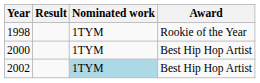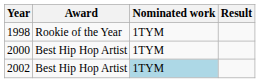columns swapped: (206, 13) <-> (51, 13)
